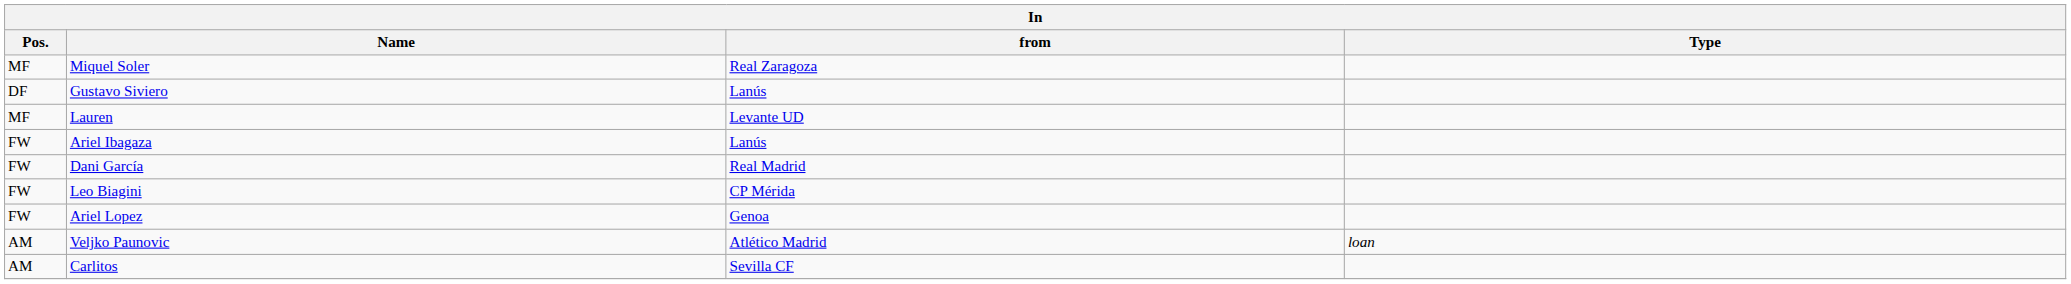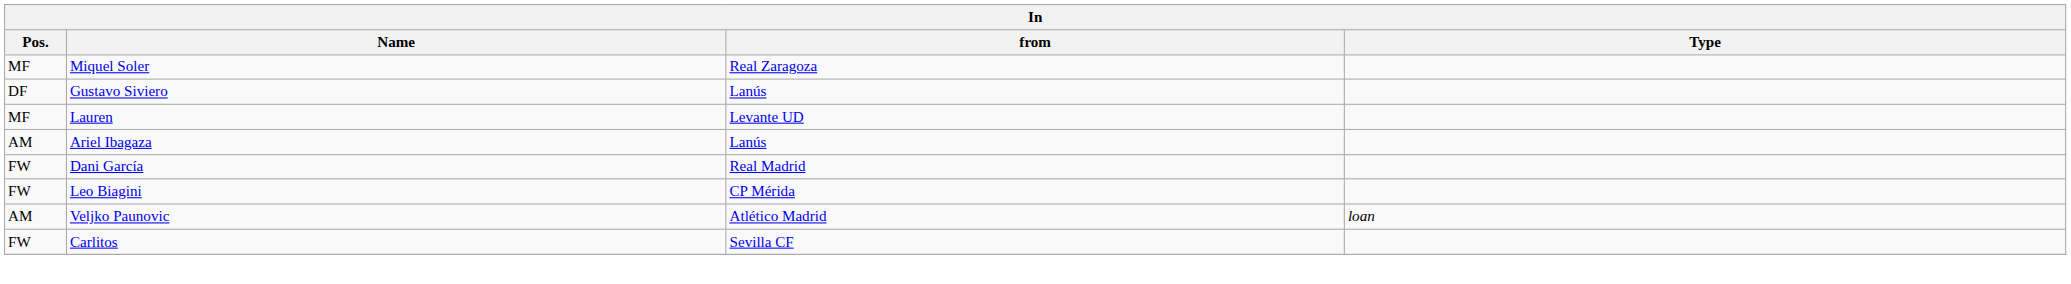(19, 142) FW -> (20, 142) AM
- row: (106, 216)
(20, 266) AM -> (19, 241) FW
